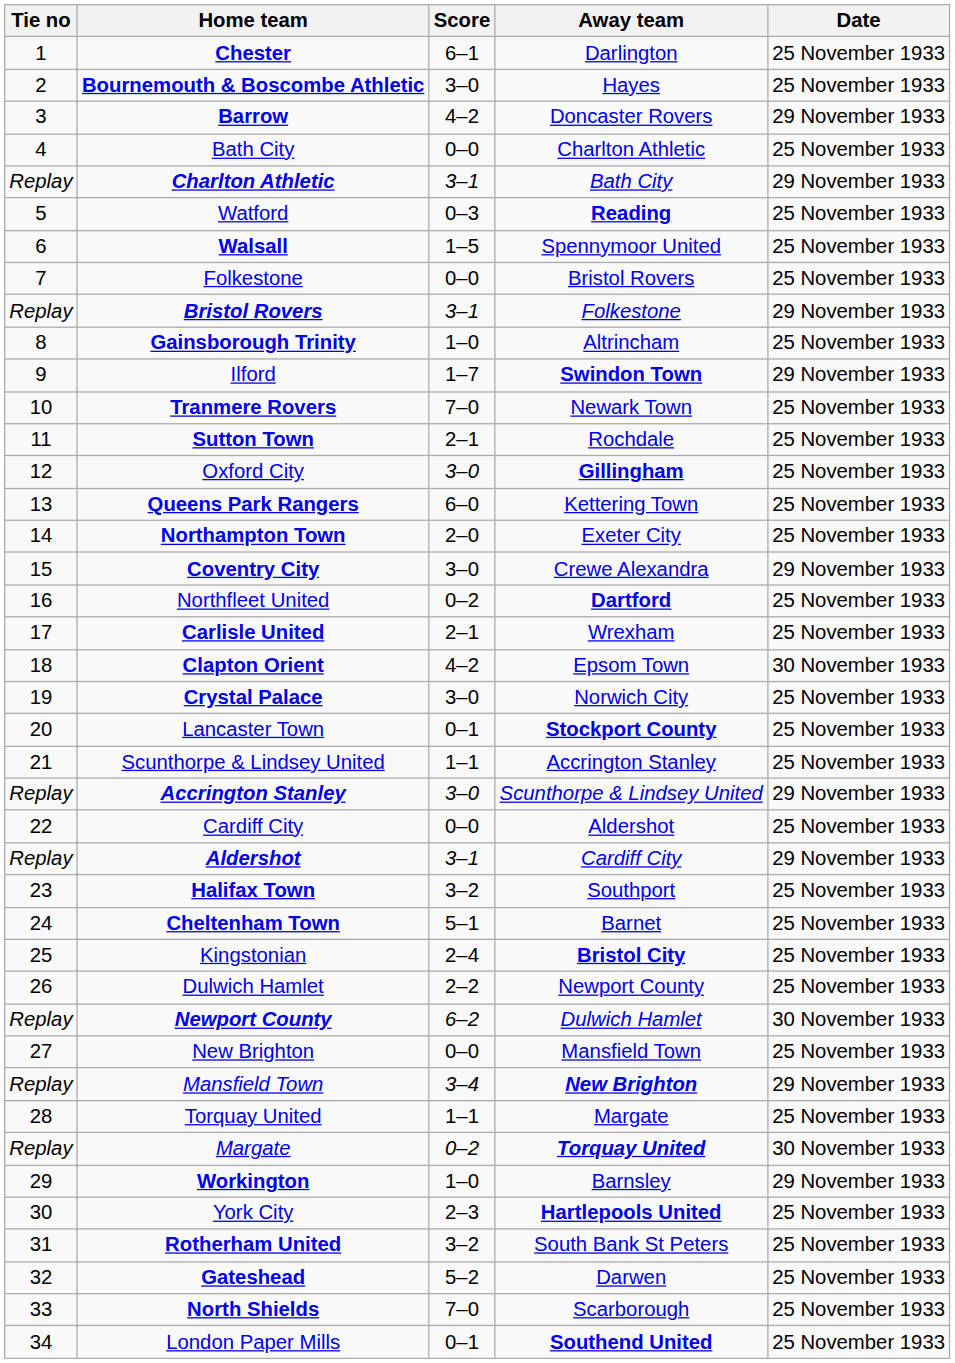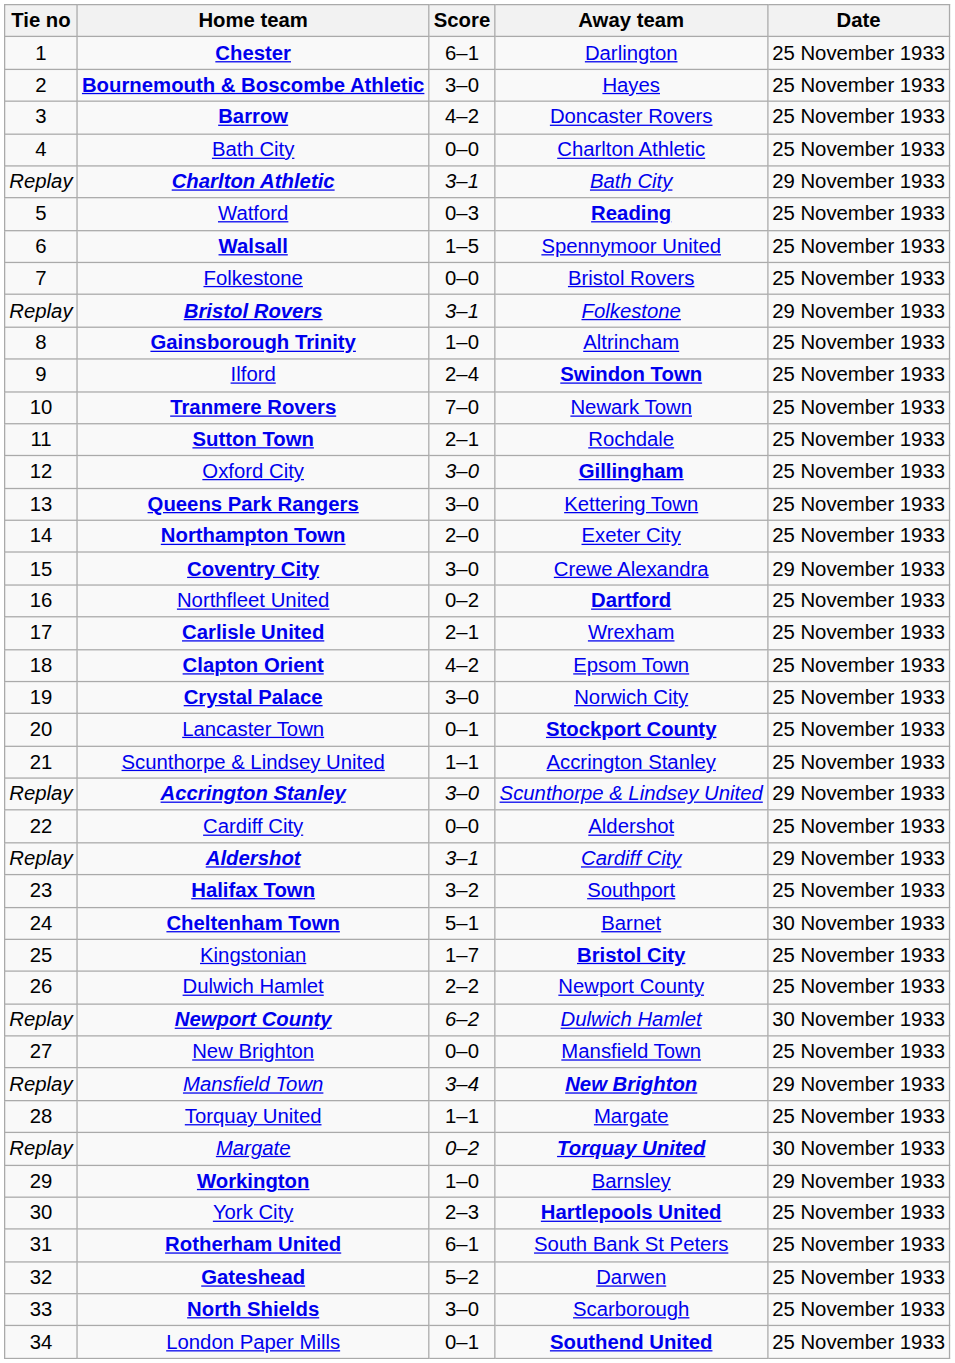(859, 117) 29 November 1933 -> (859, 117) 25 November 1933
(462, 375) 1–7 -> (462, 375) 2–4
(859, 375) 29 November 1933 -> (859, 375) 25 November 1933
(462, 504) 6–0 -> (462, 504) 3–0
(859, 665) 30 November 1933 -> (859, 665) 25 November 1933
(859, 922) 25 November 1933 -> (859, 922) 30 November 1933
(462, 955) 2–4 -> (462, 955) 1–7
(462, 1245) 3–2 -> (462, 1245) 6–1
(462, 1309) 7–0 -> (462, 1309) 3–0
